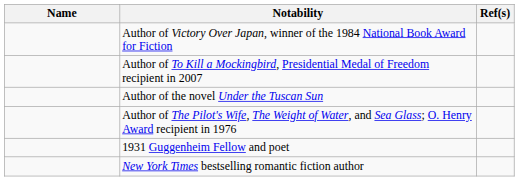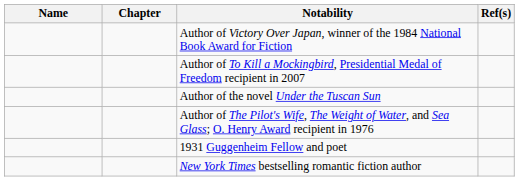+ column: (140, 13)
